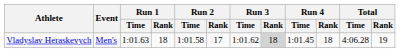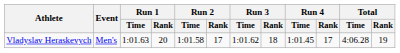(163, 40) 18 -> (163, 40) 20
(273, 40) lightgrey background -> (273, 40) no background
(328, 40) 18 -> (328, 40) 17
